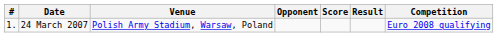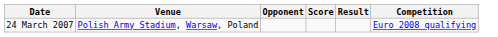- column: (12, 11)
